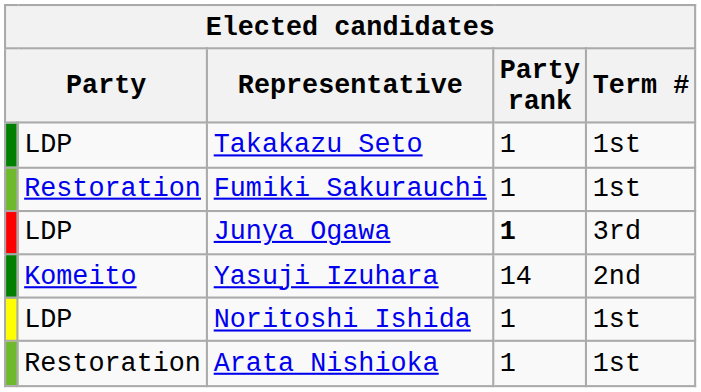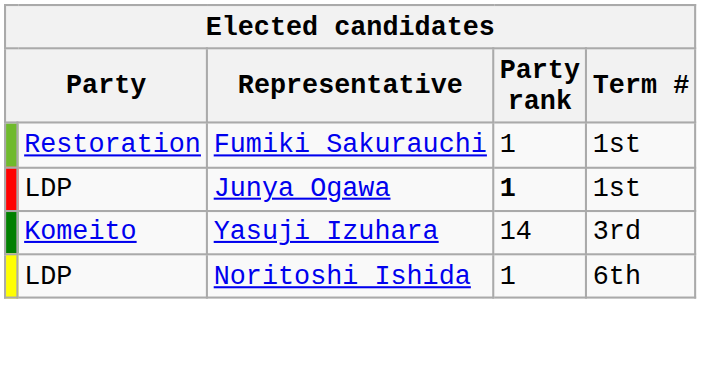- row: (318, 145)
(617, 232) 3rd -> (617, 189) 1st
(617, 276) 2nd -> (617, 232) 3rd
(617, 320) 1st -> (617, 276) 6th
- row: (326, 363)
